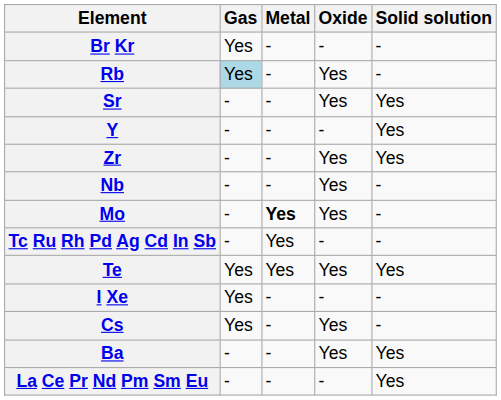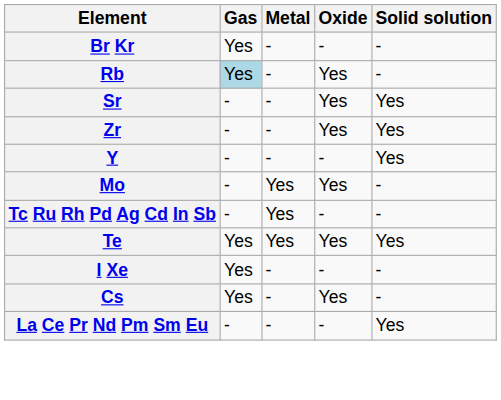rows swapped: (112, 130) <-> (112, 158)
- row: (112, 185)
(281, 213) bold -> (280, 185) normal
- row: (112, 353)
